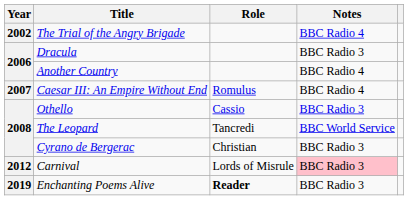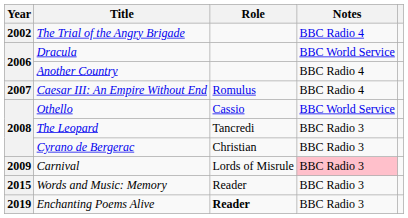(332, 52) BBC Radio 3 -> (347, 52) BBC World Service
(332, 109) BBC Radio 3 -> (347, 109) BBC World Service
(347, 128) BBC World Service -> (332, 128) BBC Radio 3
(19, 166) 2012 -> (19, 166) 2009
+ row: (102, 185)
